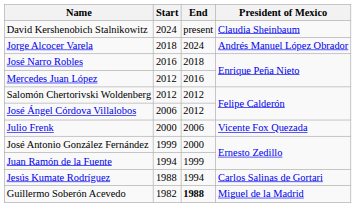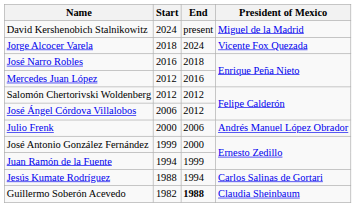(259, 29) Claudia Sheinbaum -> (261, 29) Miguel de la Madrid
(283, 45) Andrés Manuel López Obrador -> (263, 45) Vicente Fox Quezada
(263, 128) Vicente Fox Quezada -> (283, 128) Andrés Manuel López Obrador
(261, 194) Miguel de la Madrid -> (259, 194) Claudia Sheinbaum
